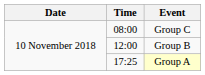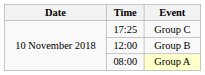(125, 29) 08:00 -> (125, 29) 17:25
(125, 62) 17:25 -> (125, 62) 08:00
